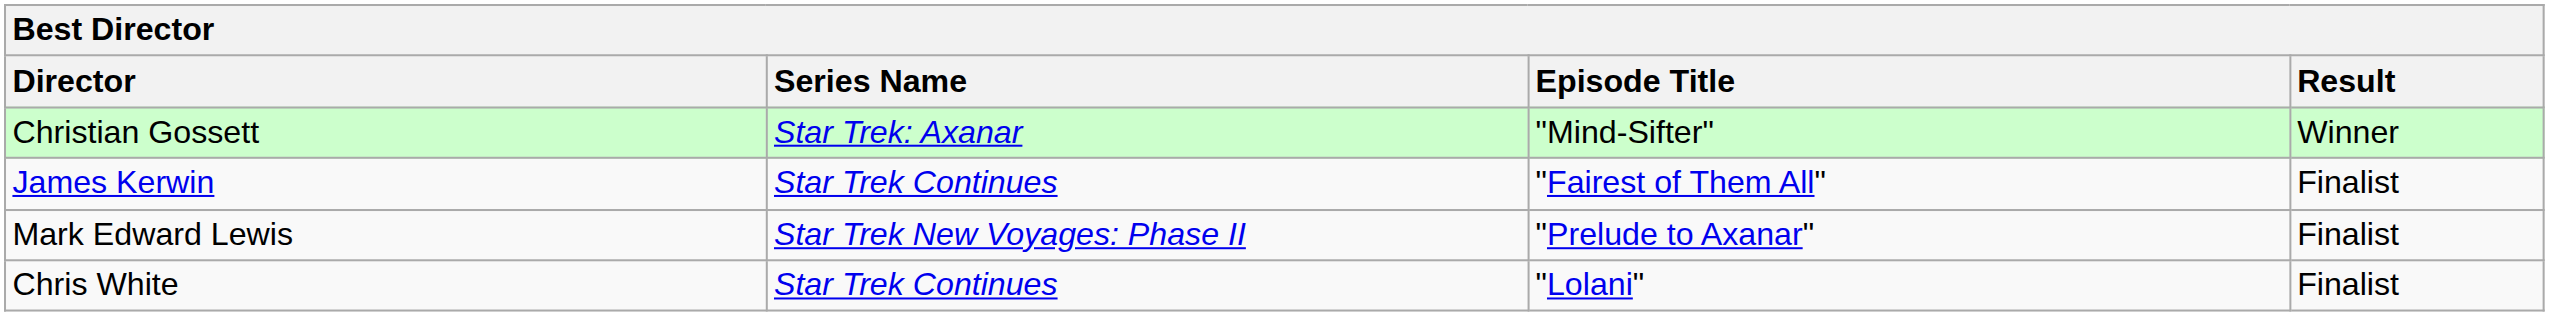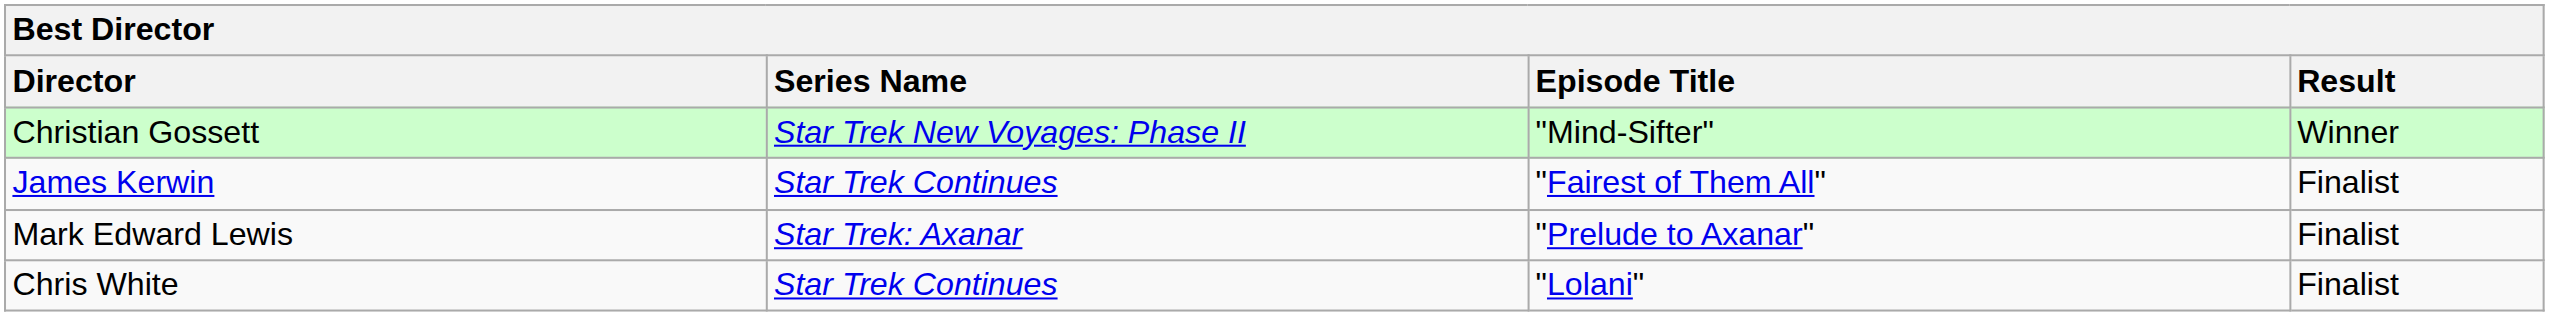(898, 132) Star Trek: Axanar -> (1010, 132) Star Trek New Voyages: Phase II
(1010, 234) Star Trek New Voyages: Phase II -> (898, 234) Star Trek: Axanar
